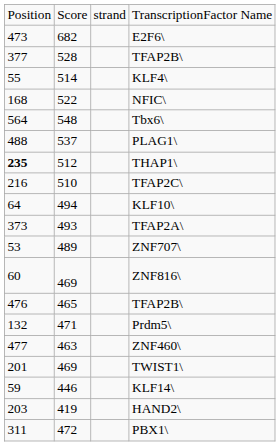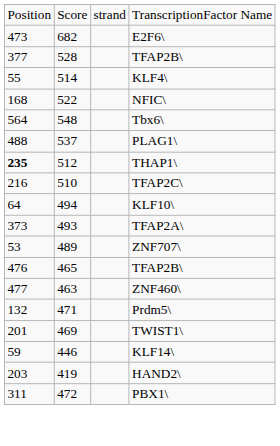- row: (67, 282)
rows swapped: (67, 345) <-> (67, 324)
